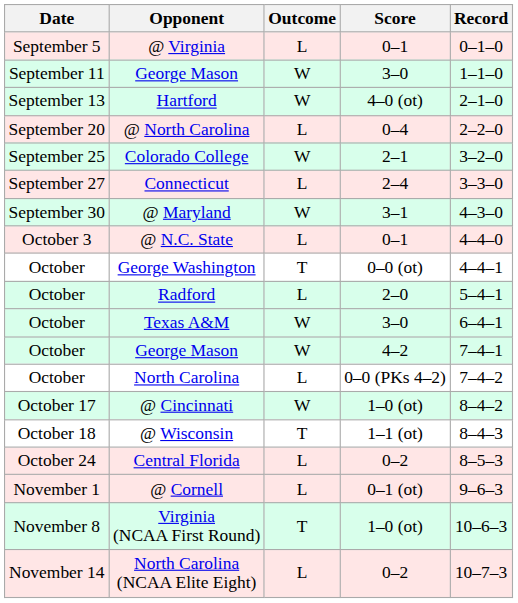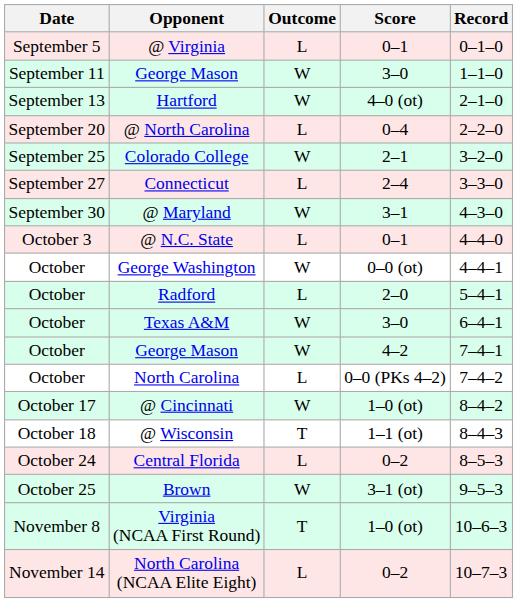(302, 267) T -> (302, 267) W
+ row: (57, 488)
- row: (57, 488)
